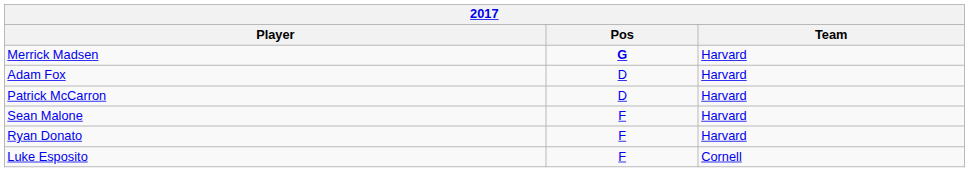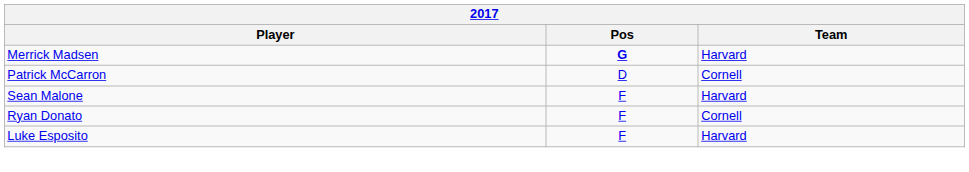- row: (37, 75)
(724, 95) Harvard -> (721, 75) Cornell
(724, 136) Harvard -> (721, 116) Cornell
(721, 156) Cornell -> (724, 136) Harvard
